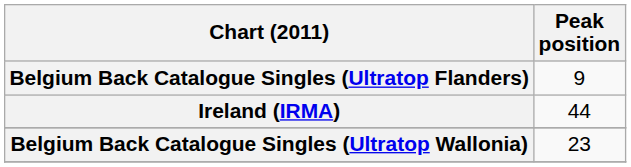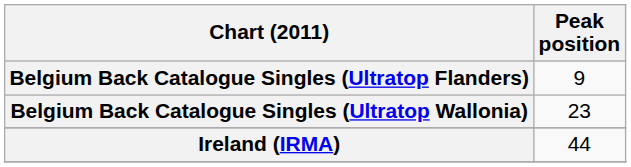rows swapped: (269, 144) <-> (269, 111)
